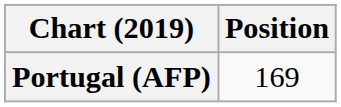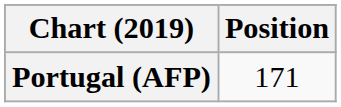(277, 76) 169 -> (277, 76) 171
